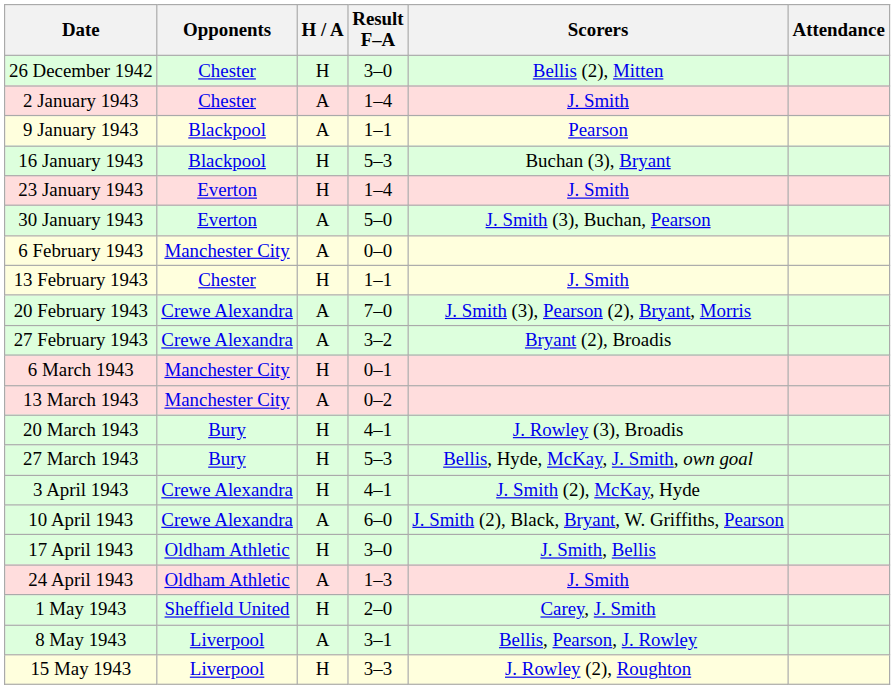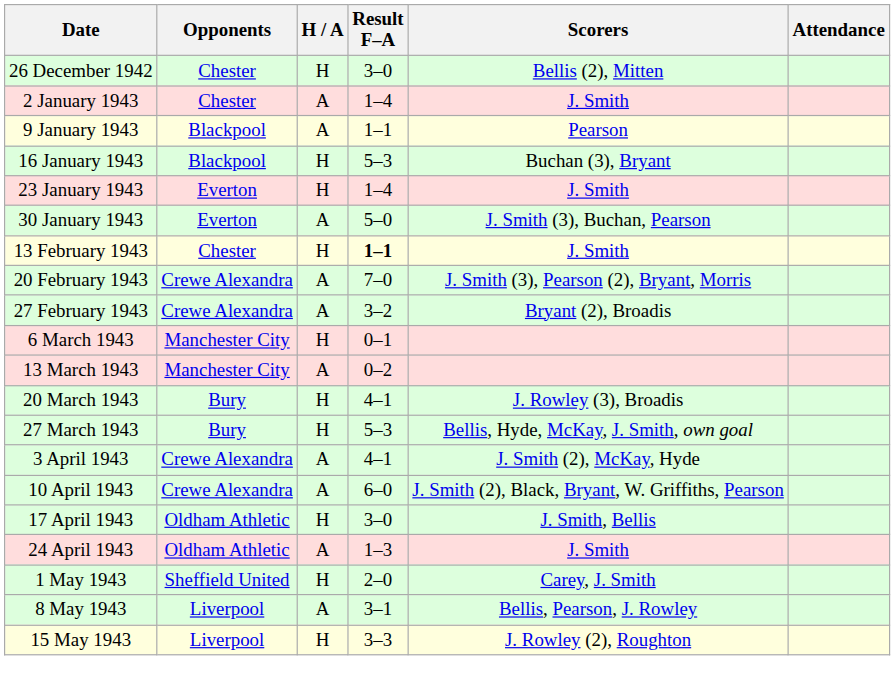- row: (81, 250)
(378, 280) normal -> (378, 250) bold
(323, 489) H -> (323, 459) A
